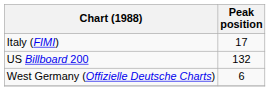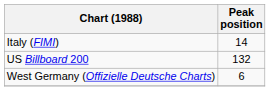(241, 42) 17 -> (241, 42) 14
